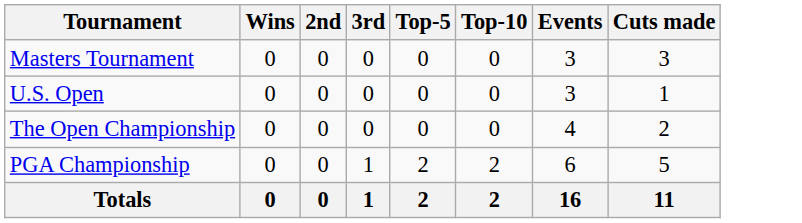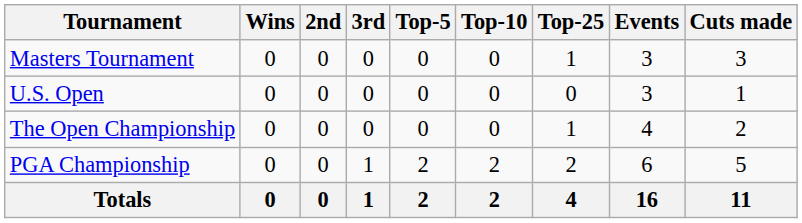+ column: (571, 22)
